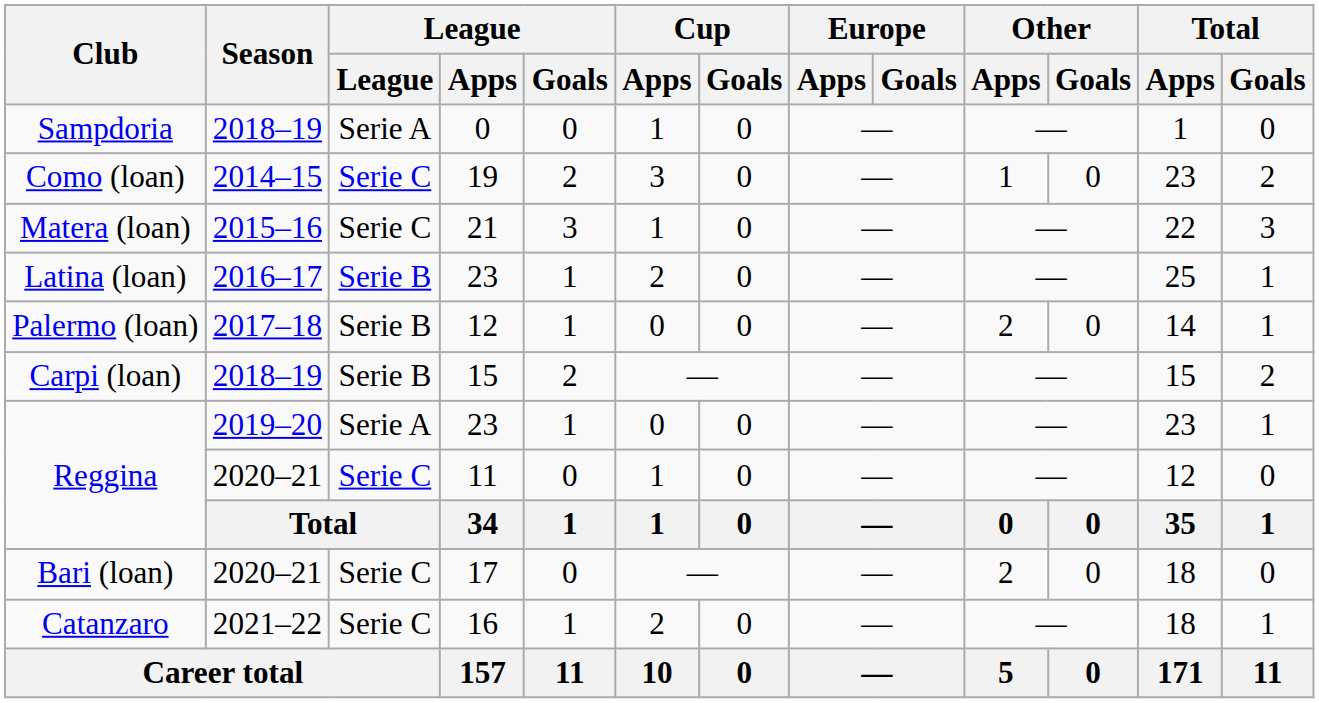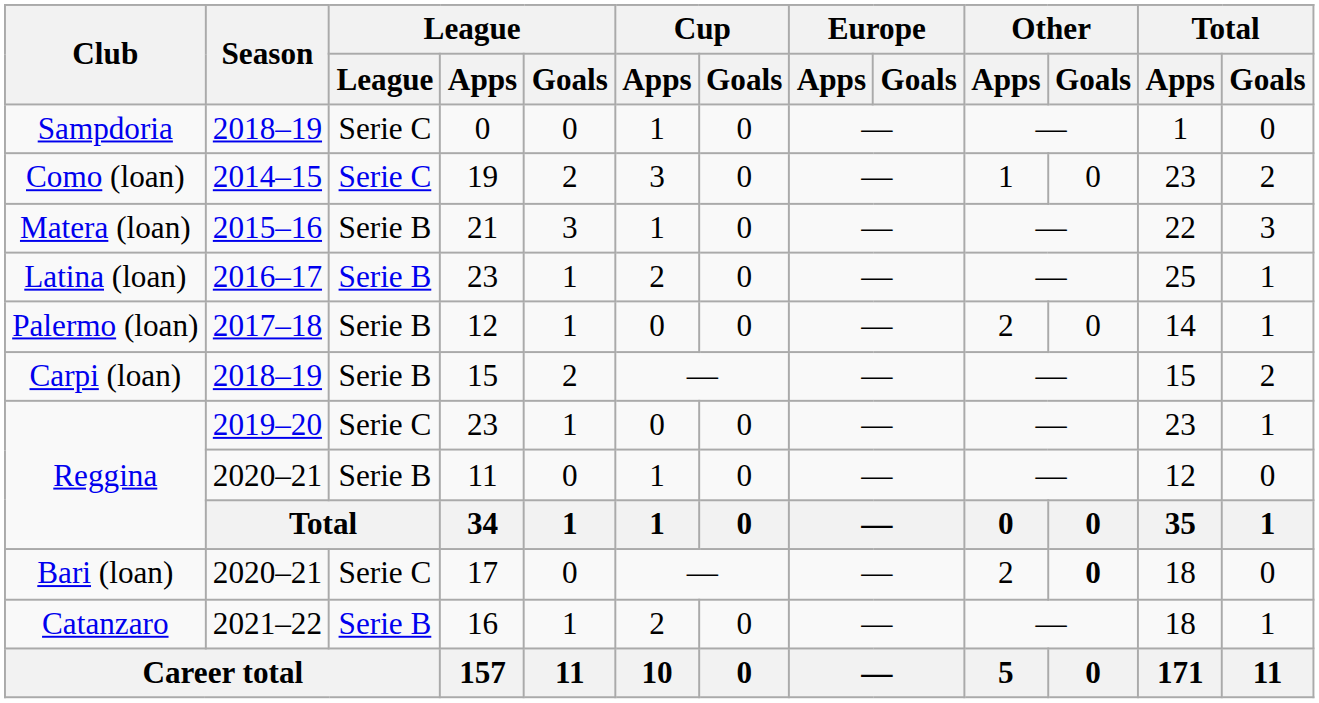(385, 128) Serie A -> (385, 128) Serie C
(385, 227) Serie C -> (385, 227) Serie B
(385, 425) Serie A -> (385, 425) Serie C
(385, 474) Serie C -> (385, 474) Serie B
(1093, 573) normal -> (1093, 573) bold
(385, 623) Serie C -> (385, 623) Serie B
